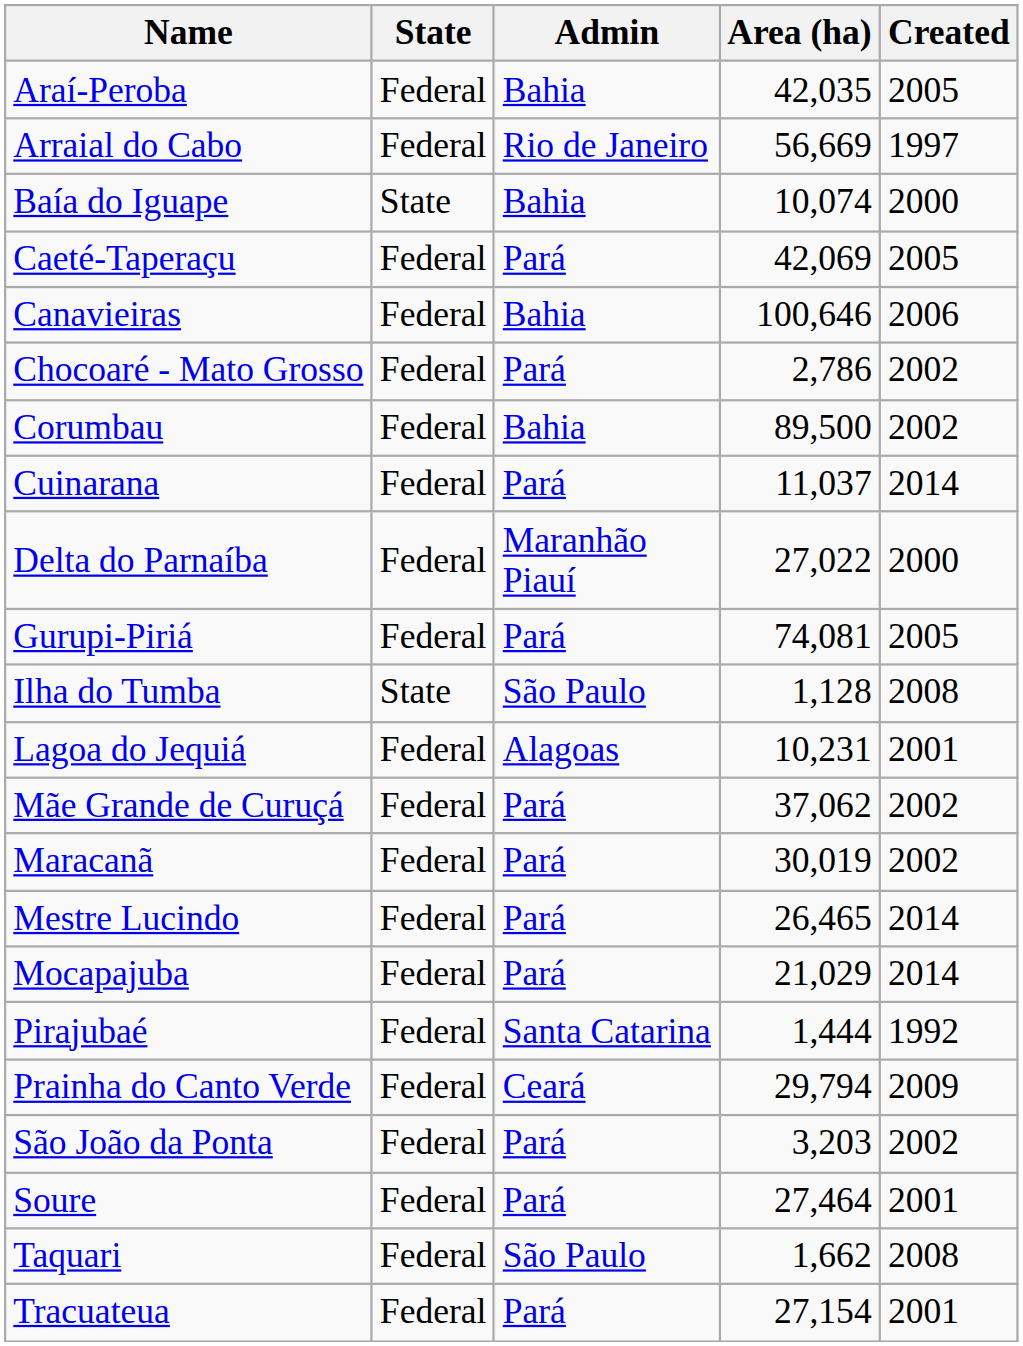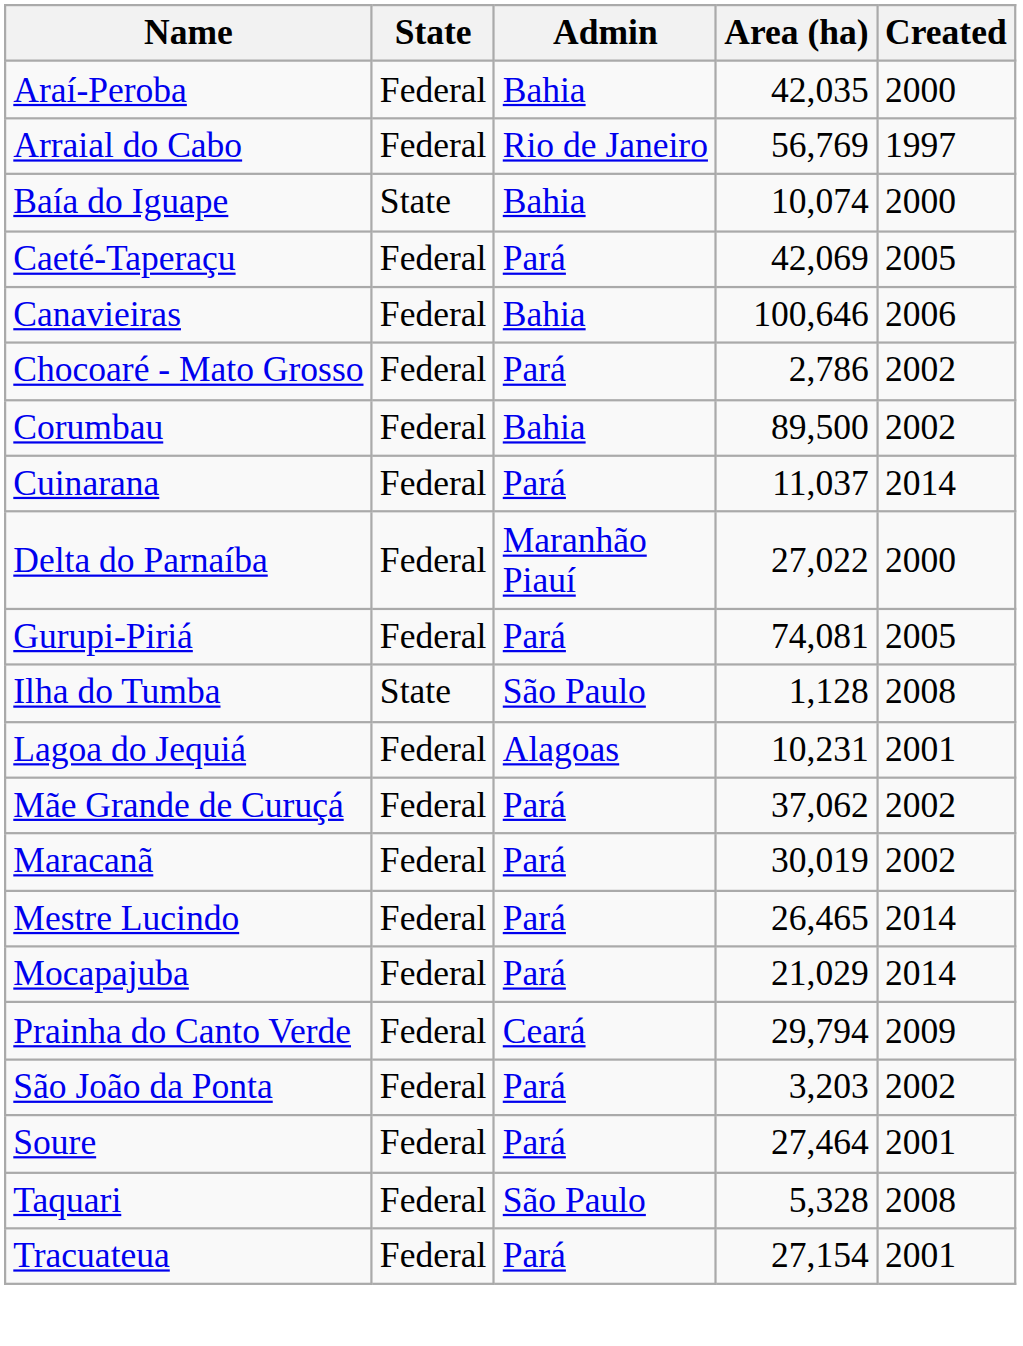(924, 88) 2005 -> (921, 88) 2000
(823, 145) 56,669 -> (820, 145) 56,769
- row: (80, 1030)
(832, 1255) 1,662 -> (829, 1199) 5,328
